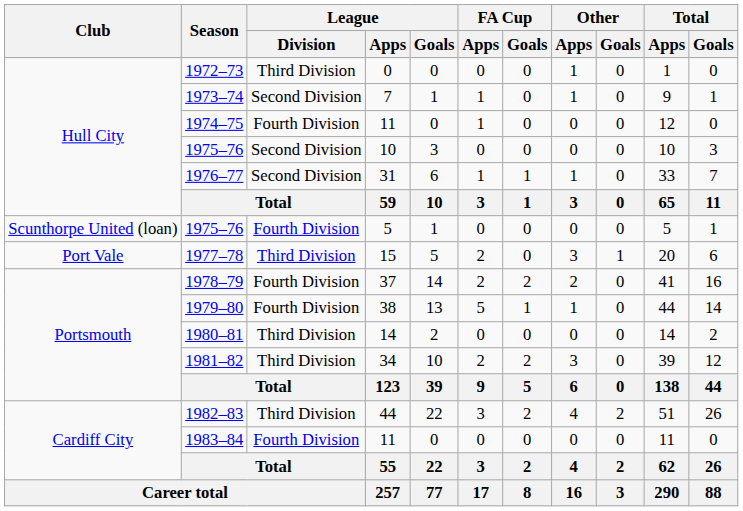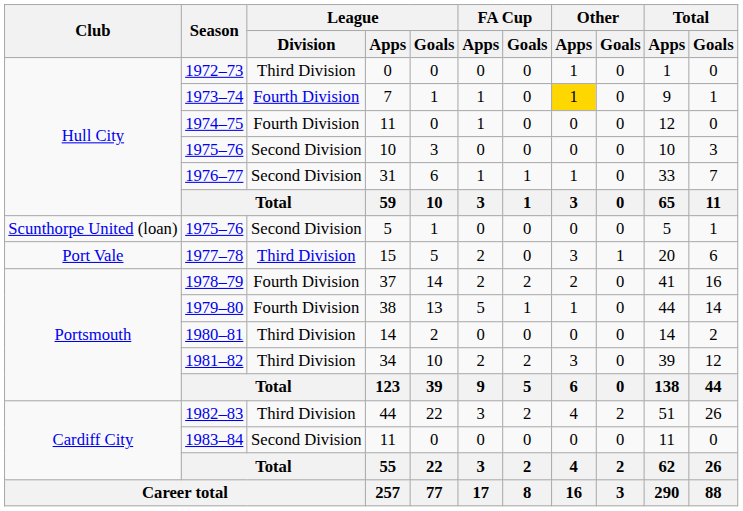(306, 96) Second Division -> (306, 96) Fourth Division
(574, 96) no background -> (574, 96) gold background
(306, 228) Fourth Division -> (306, 228) Second Division
(306, 439) Fourth Division -> (306, 439) Second Division
